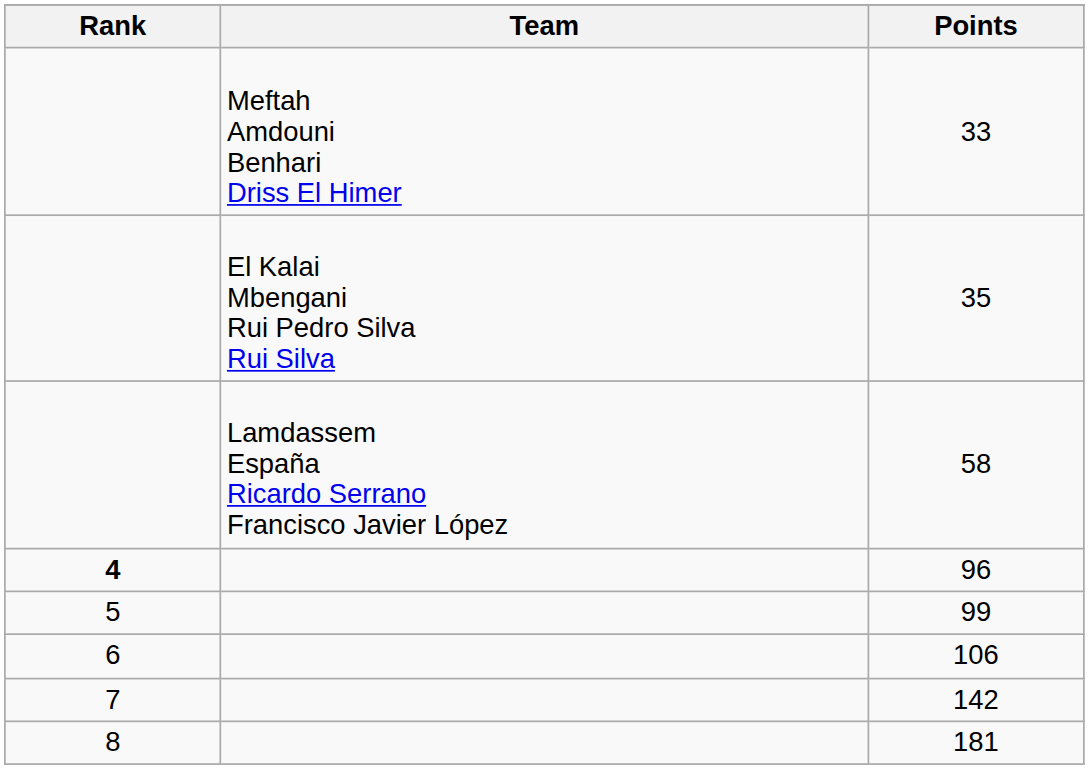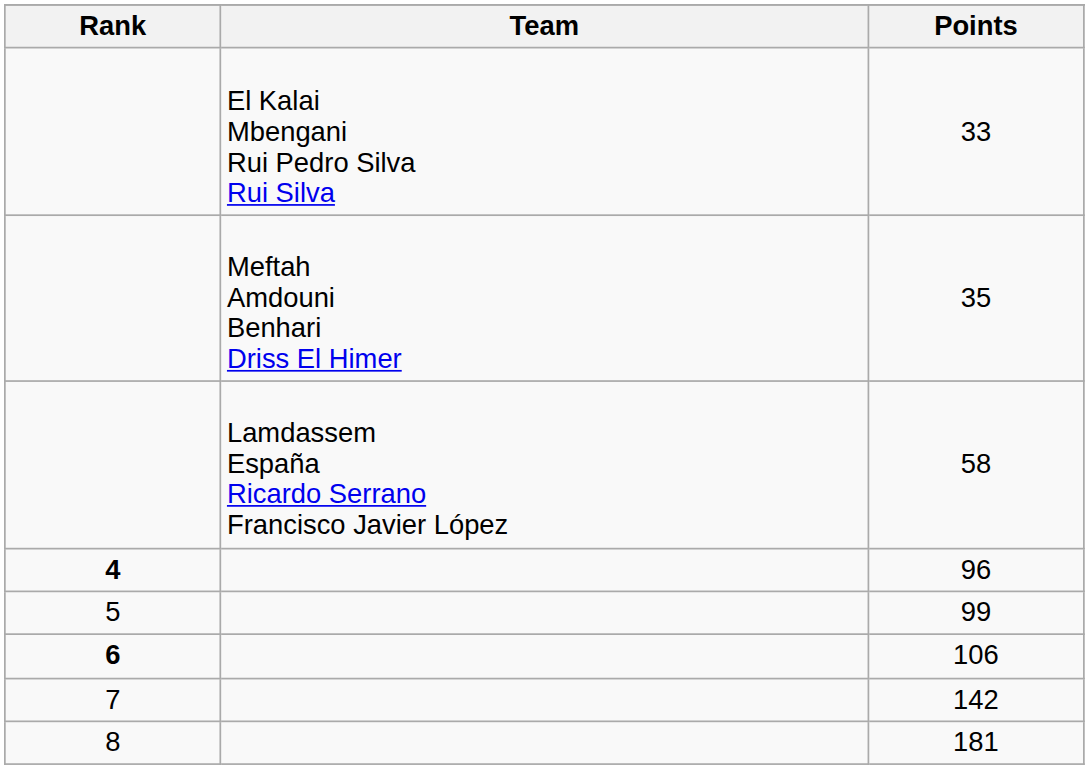(314, 146) Meftah Amdouni Benhari Driss El Himer -> (321, 146) El Kalai Mbengani Rui Pedro Silva Rui Silva
(321, 313) El Kalai Mbengani Rui Pedro Silva Rui Silva -> (314, 313) Meftah Amdouni Benhari Driss El Himer
(113, 655) normal -> (113, 655) bold
